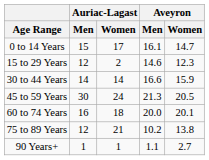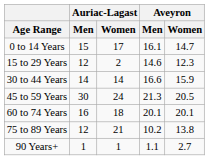(152, 113) 20.0 -> (152, 113) 20.1
